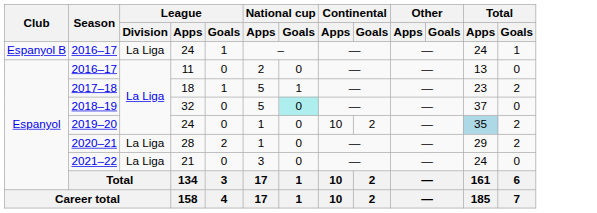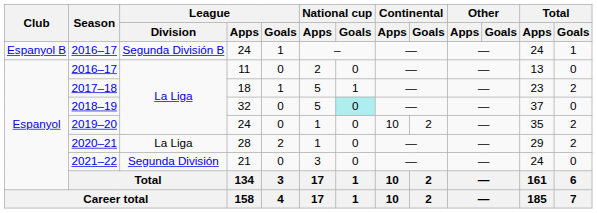(145, 50) La Liga -> (173, 50) Segunda División B
(481, 124) lightblue background -> (537, 124) no background
(145, 161) La Liga -> (173, 161) Segunda División
